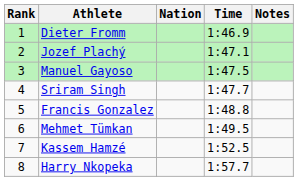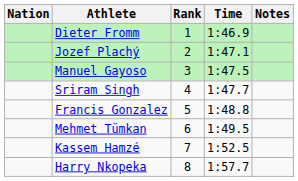columns swapped: (21, 14) <-> (180, 14)
